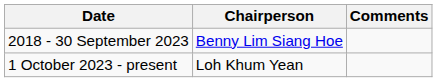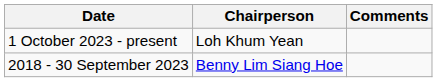rows swapped: (98, 40) <-> (92, 64)
